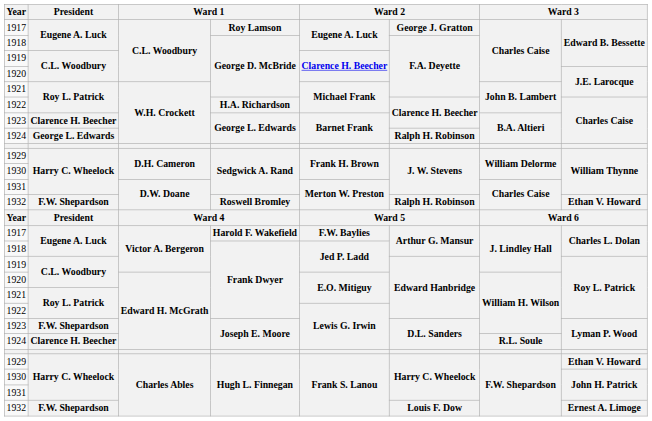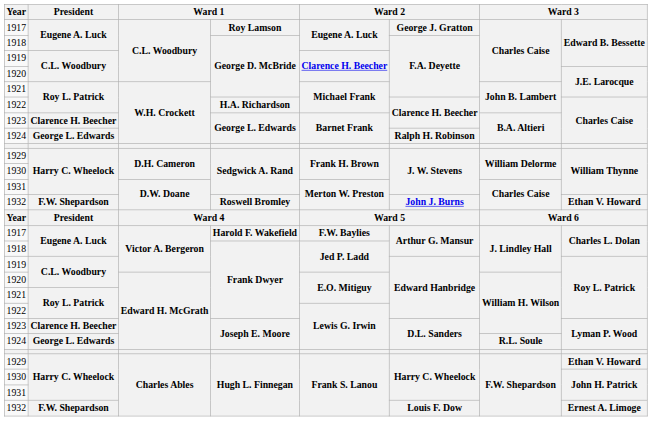(435, 202) Ralph H. Robinson -> (435, 202) John J. Burns
(73, 326) F.W. Shepardson -> (73, 326) Clarence H. Beecher
(73, 341) Clarence H. Beecher -> (73, 341) George L. Edwards
